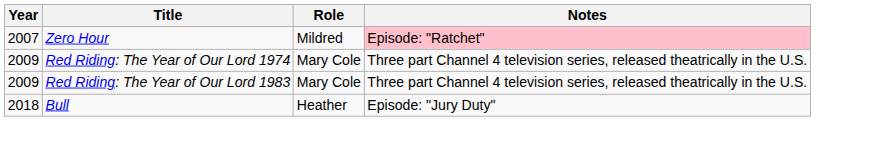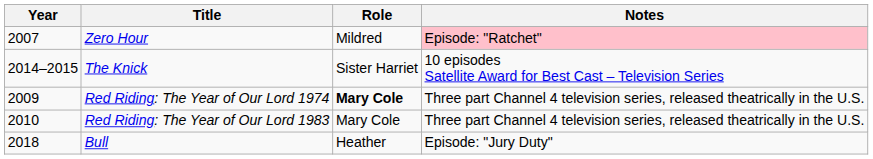+ row: (116, 68)
(329, 60) normal -> (370, 98) bold
(23, 82) 2009 -> (23, 120) 2010
